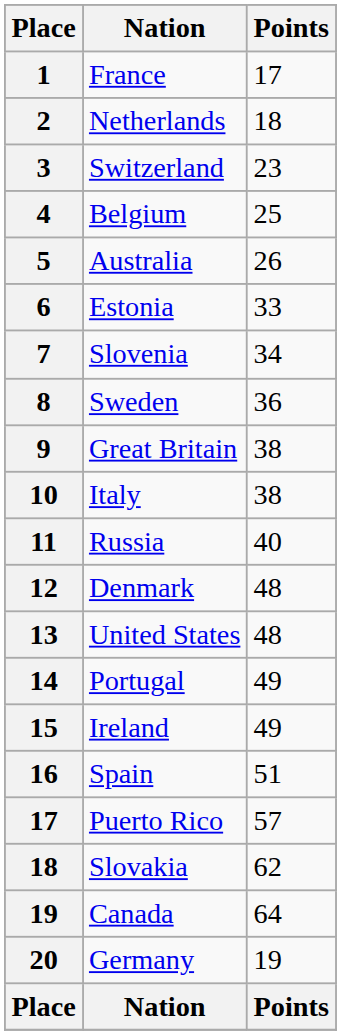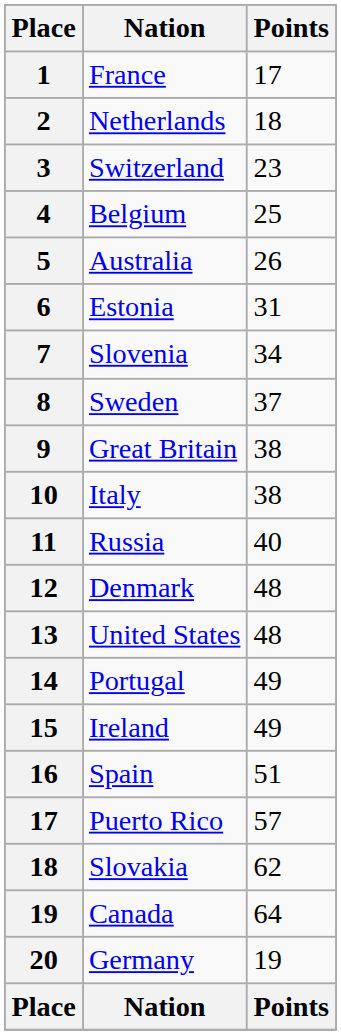(268, 307) 33 -> (268, 307) 31
(268, 400) 36 -> (268, 400) 37
